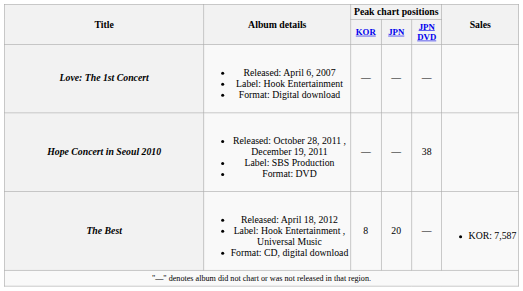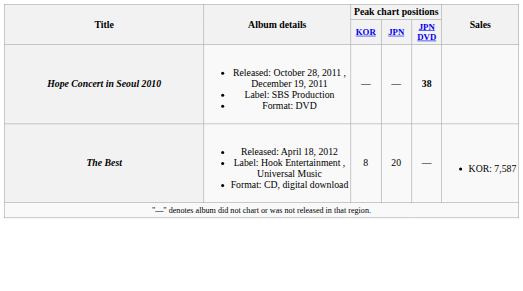- row: (104, 78)
(427, 152) normal -> (427, 84) bold
